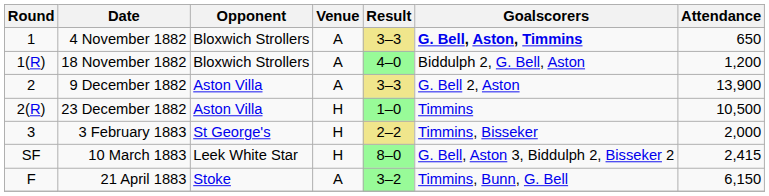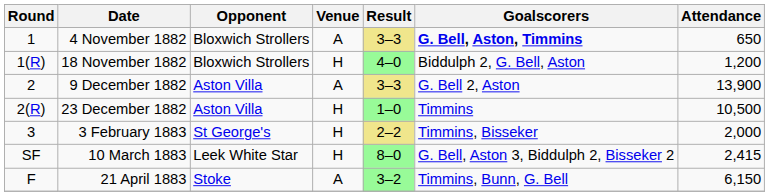(338, 62) A -> (338, 62) H
